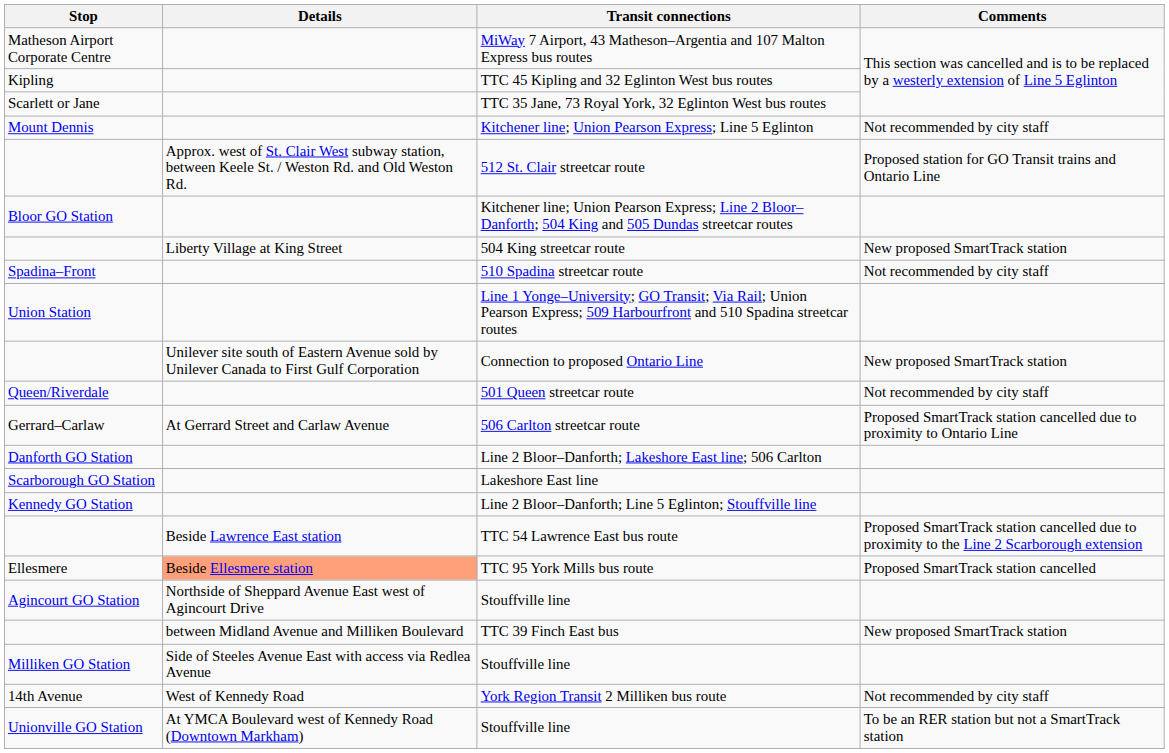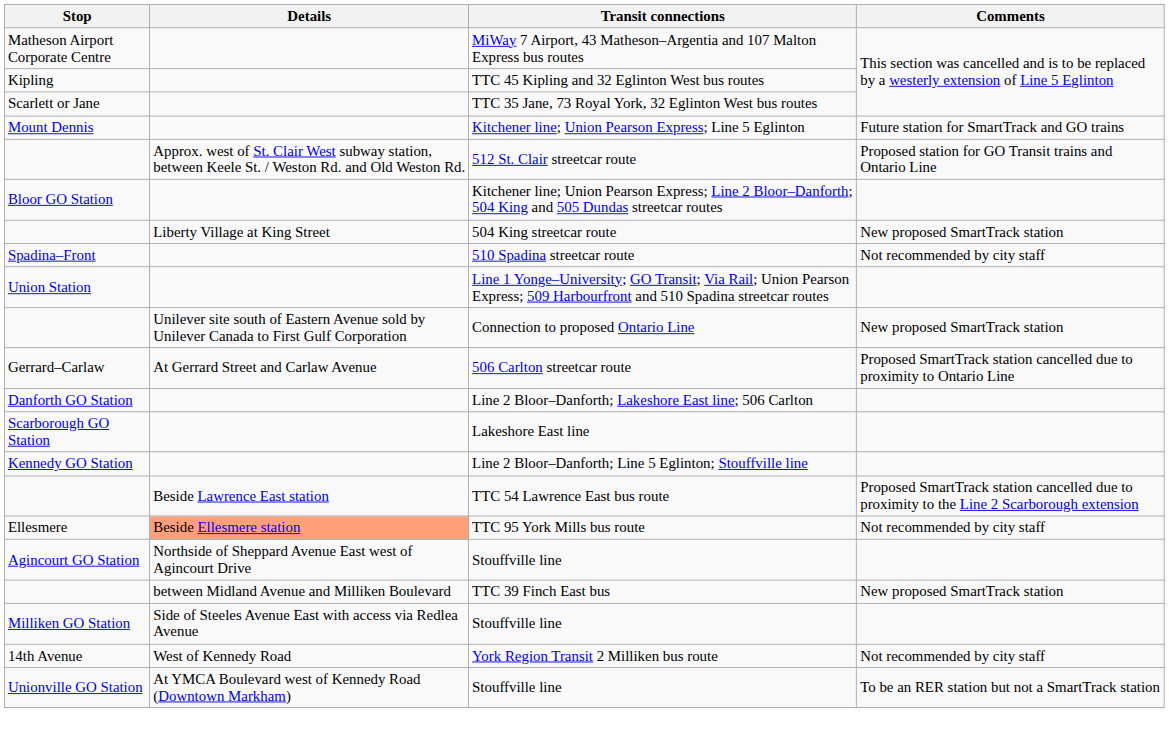(956, 127) Not recommended by city staff -> (992, 127) Future station for SmartTrack and GO trains
- row: (58, 393)
(980, 568) Proposed SmartTrack station cancelled -> (953, 527) Not recommended by city staff
